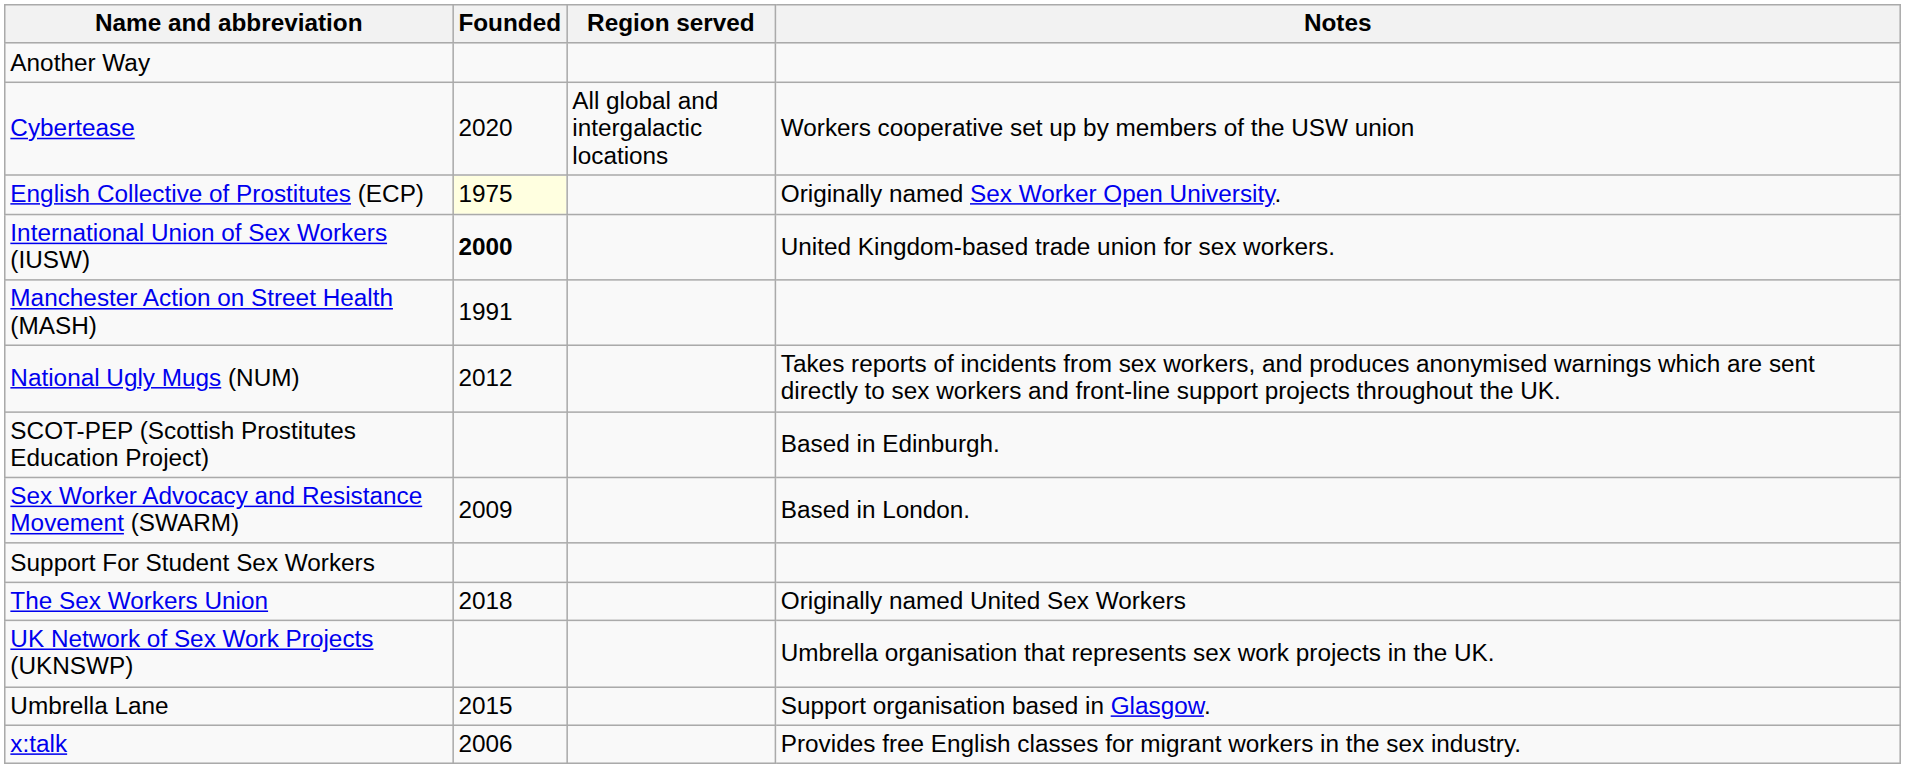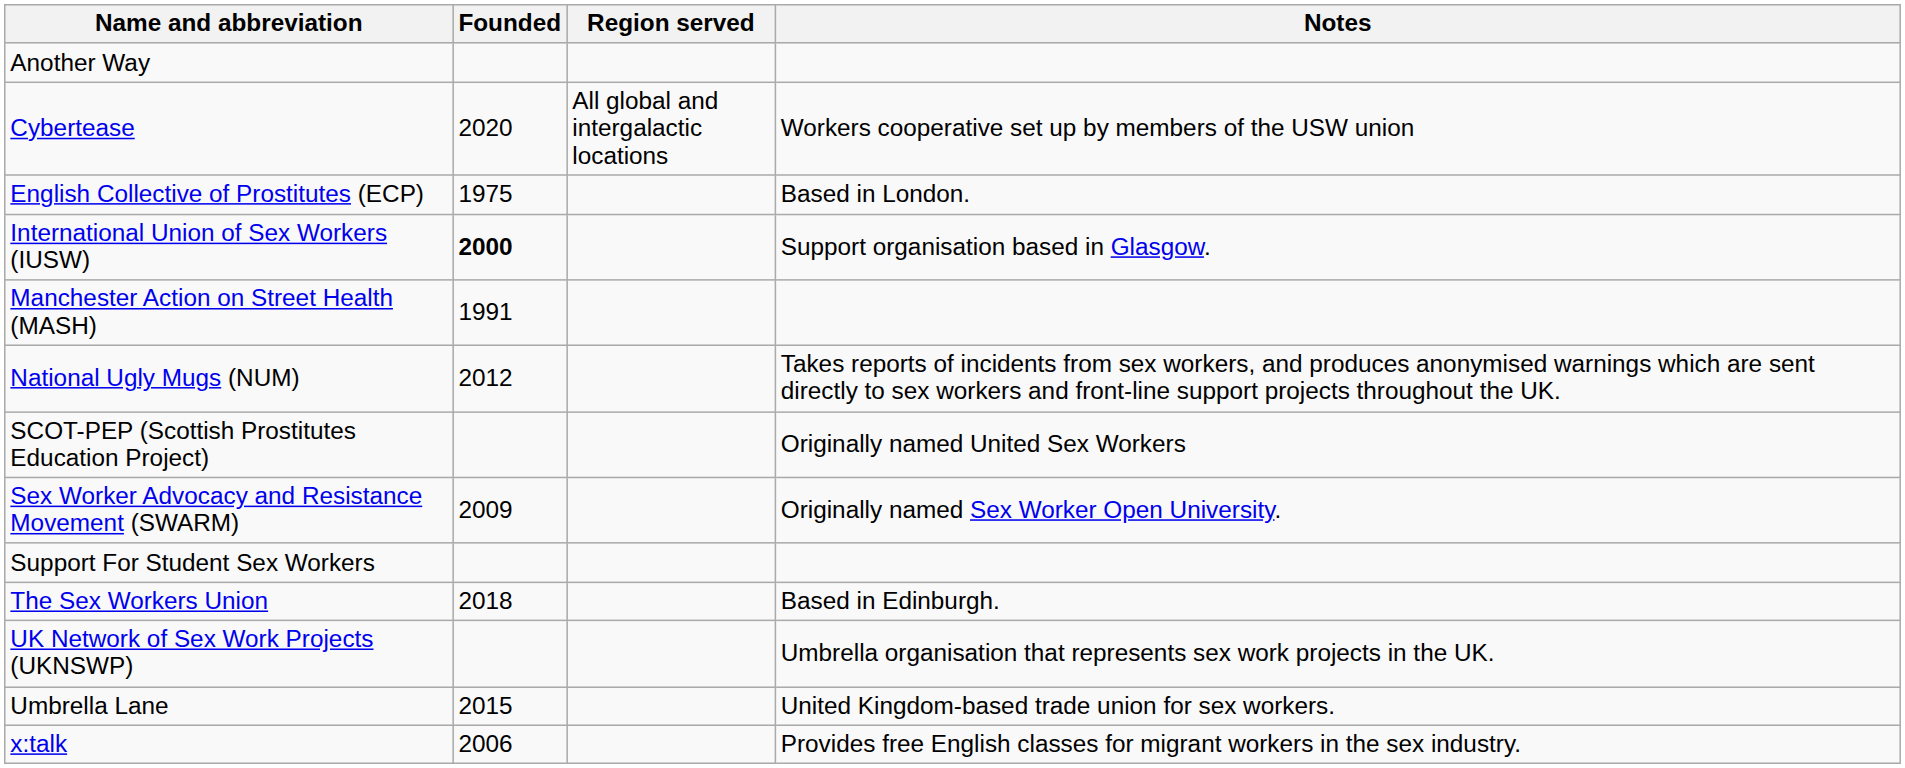(485, 194) lightyellow background -> (485, 194) no background
(1031, 194) Originally named Sex Worker Open University. -> (875, 194) Based in London.
(1058, 246) United Kingdom-based trade union for sex workers. -> (996, 246) Support organisation based in Glasgow.
(890, 444) Based in Edinburgh. -> (983, 444) Originally named United Sex Workers
(875, 510) Based in London. -> (1031, 510) Originally named Sex Worker Open University.
(983, 601) Originally named United Sex Workers -> (890, 601) Based in Edinburgh.
(996, 705) Support organisation based in Glasgow. -> (1058, 705) United Kingdom-based trade union for sex workers.
